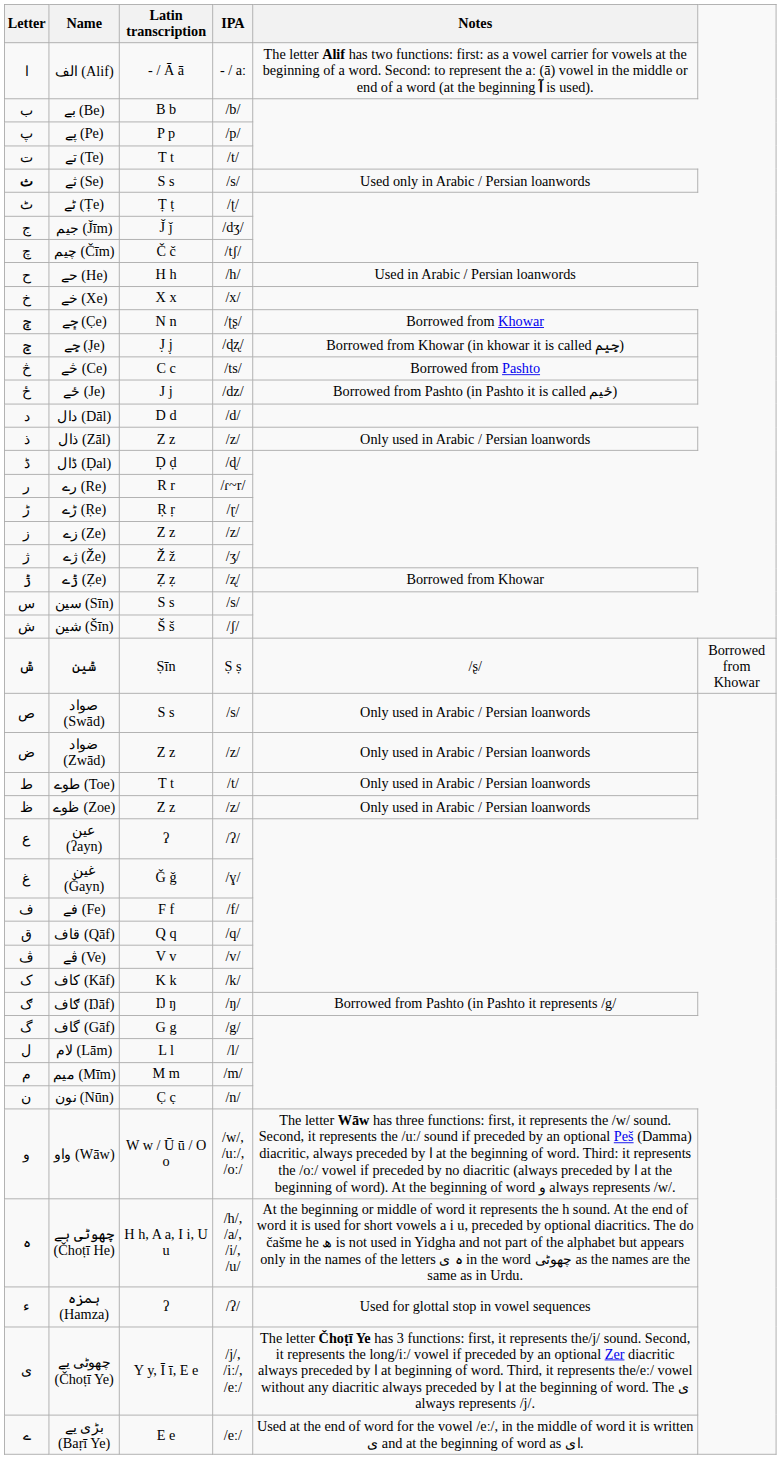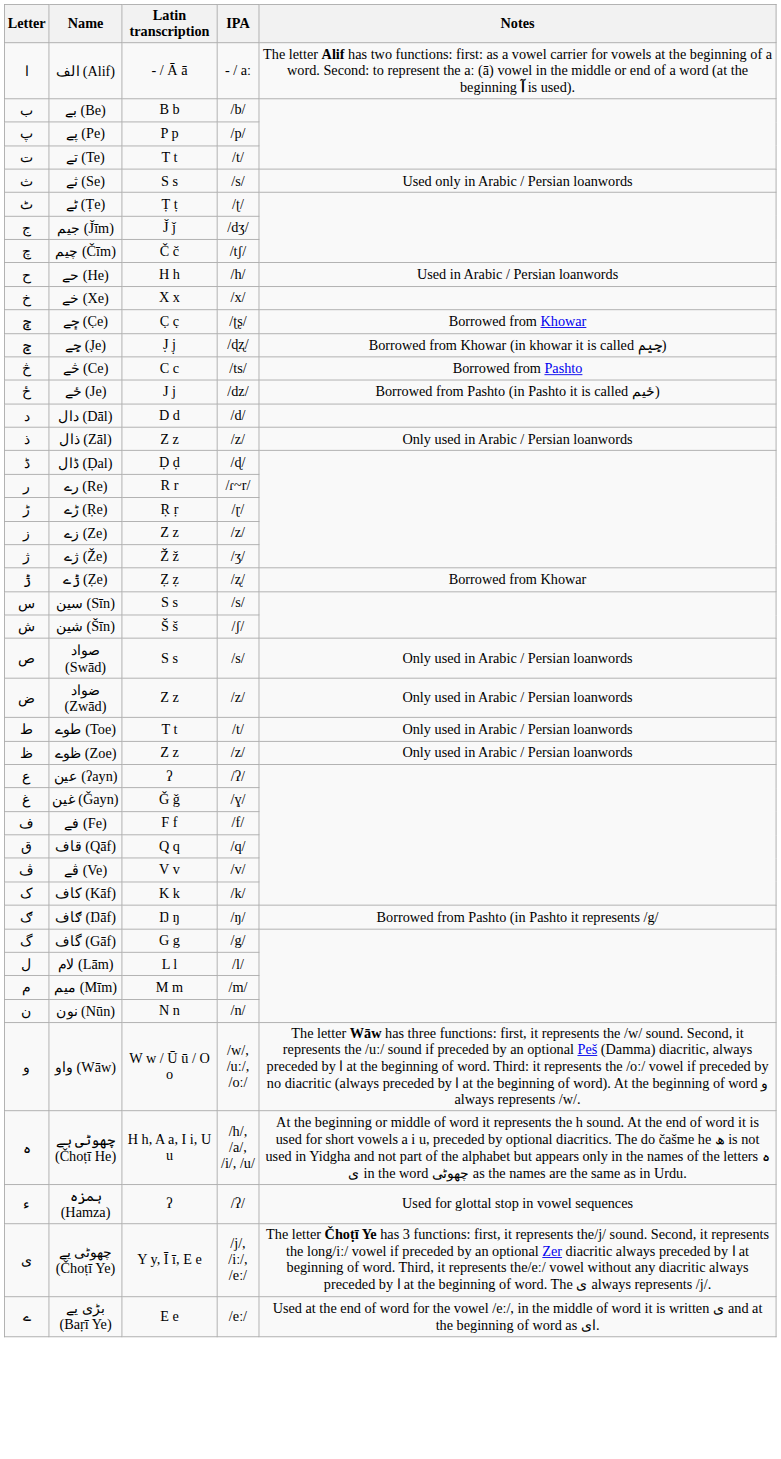(27, 181) bold -> (27, 181) normal
(166, 321) N n -> (169, 321) C̣ c̣
- row: (84, 666)
(166, 1097) C̣ c̣ -> (169, 1010) N n
